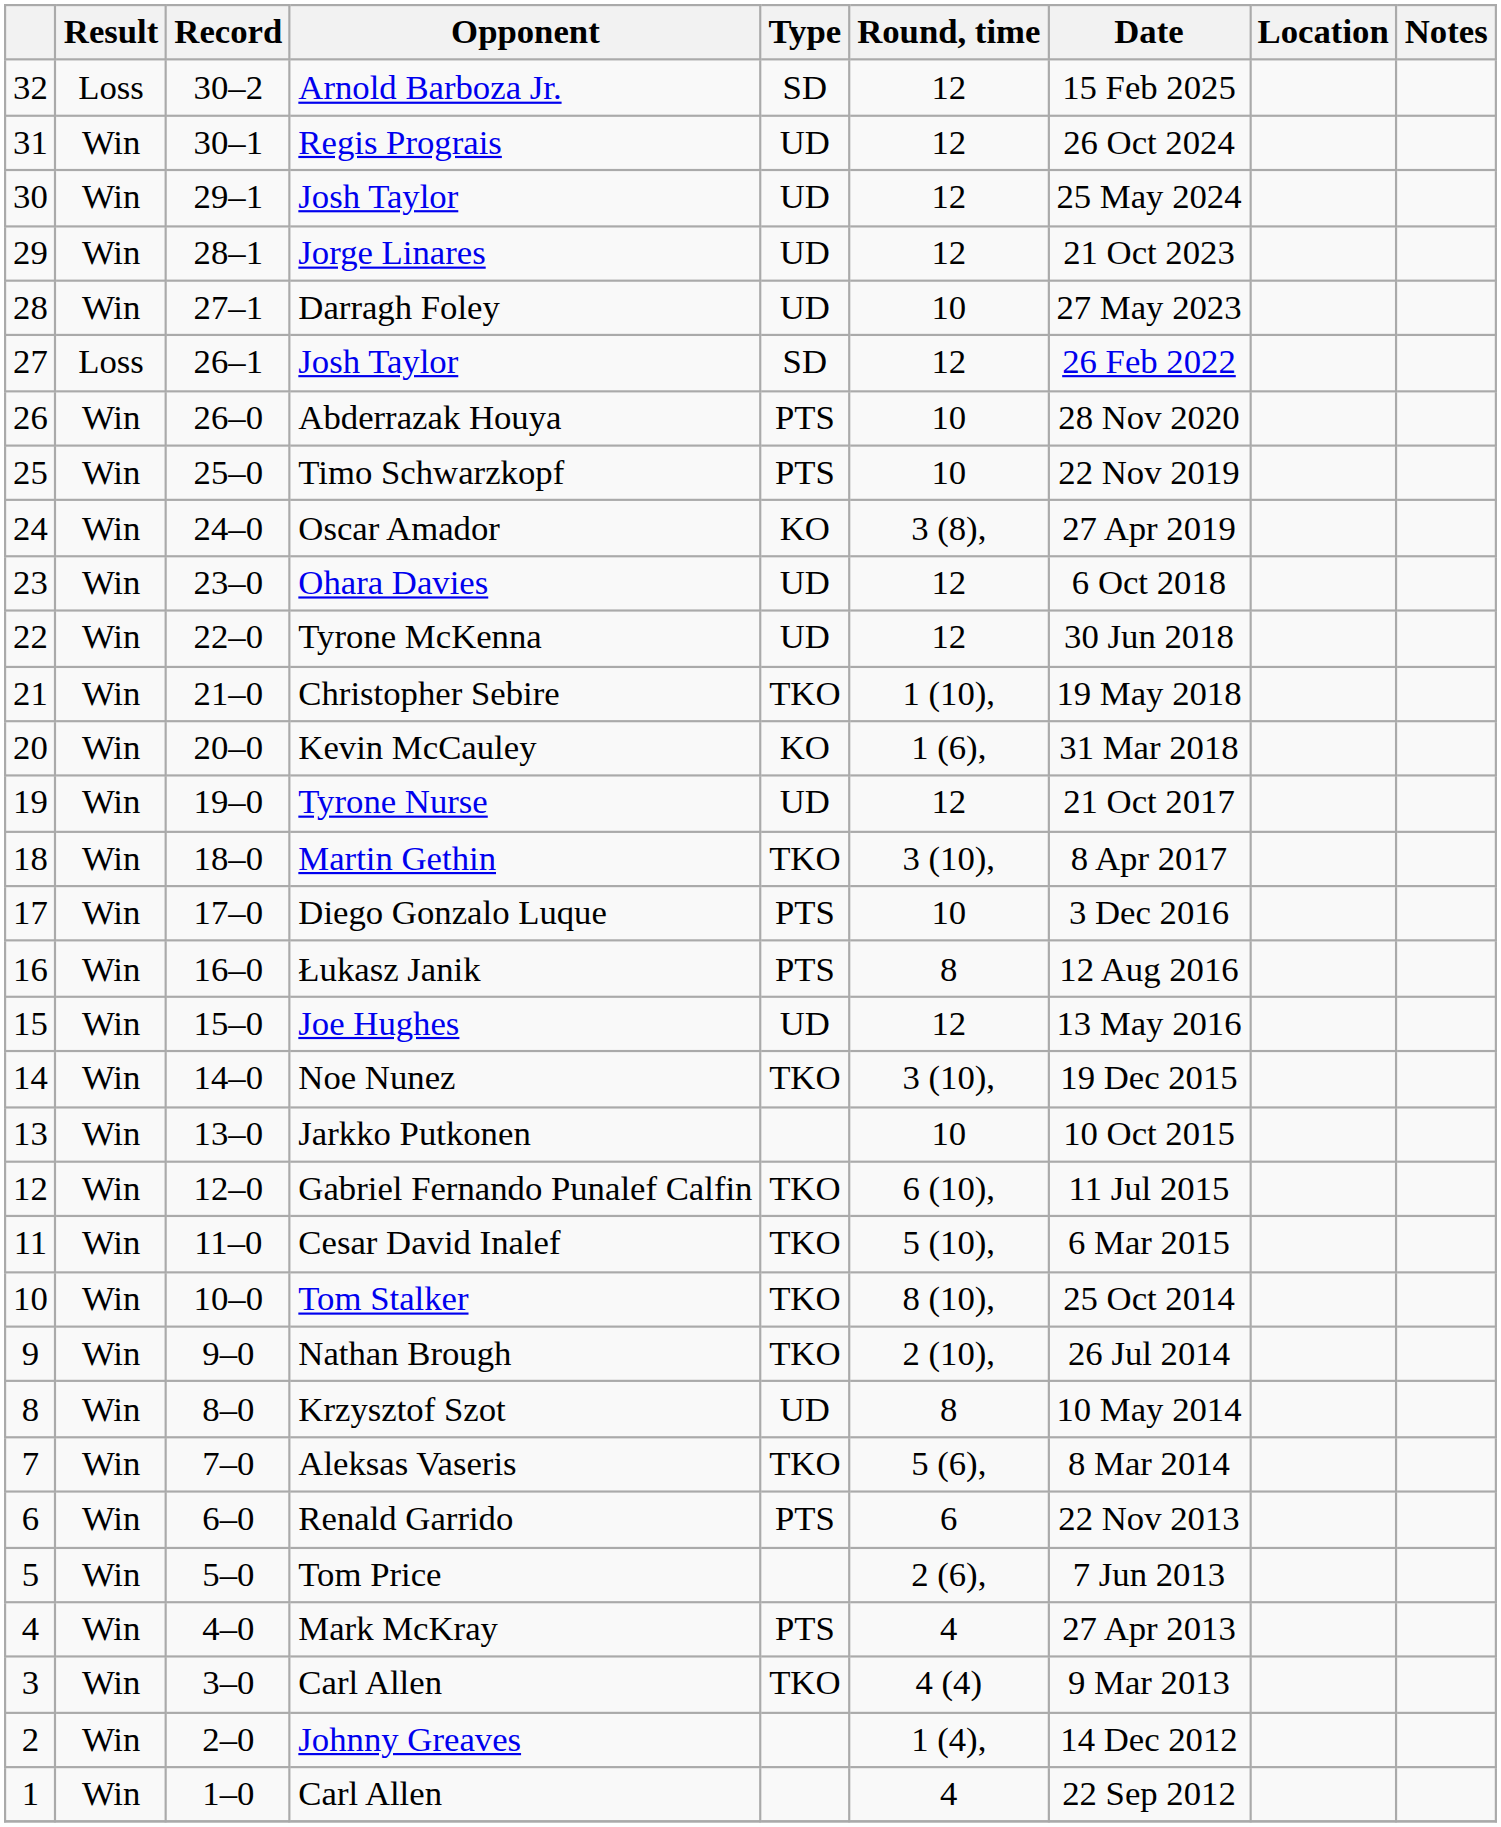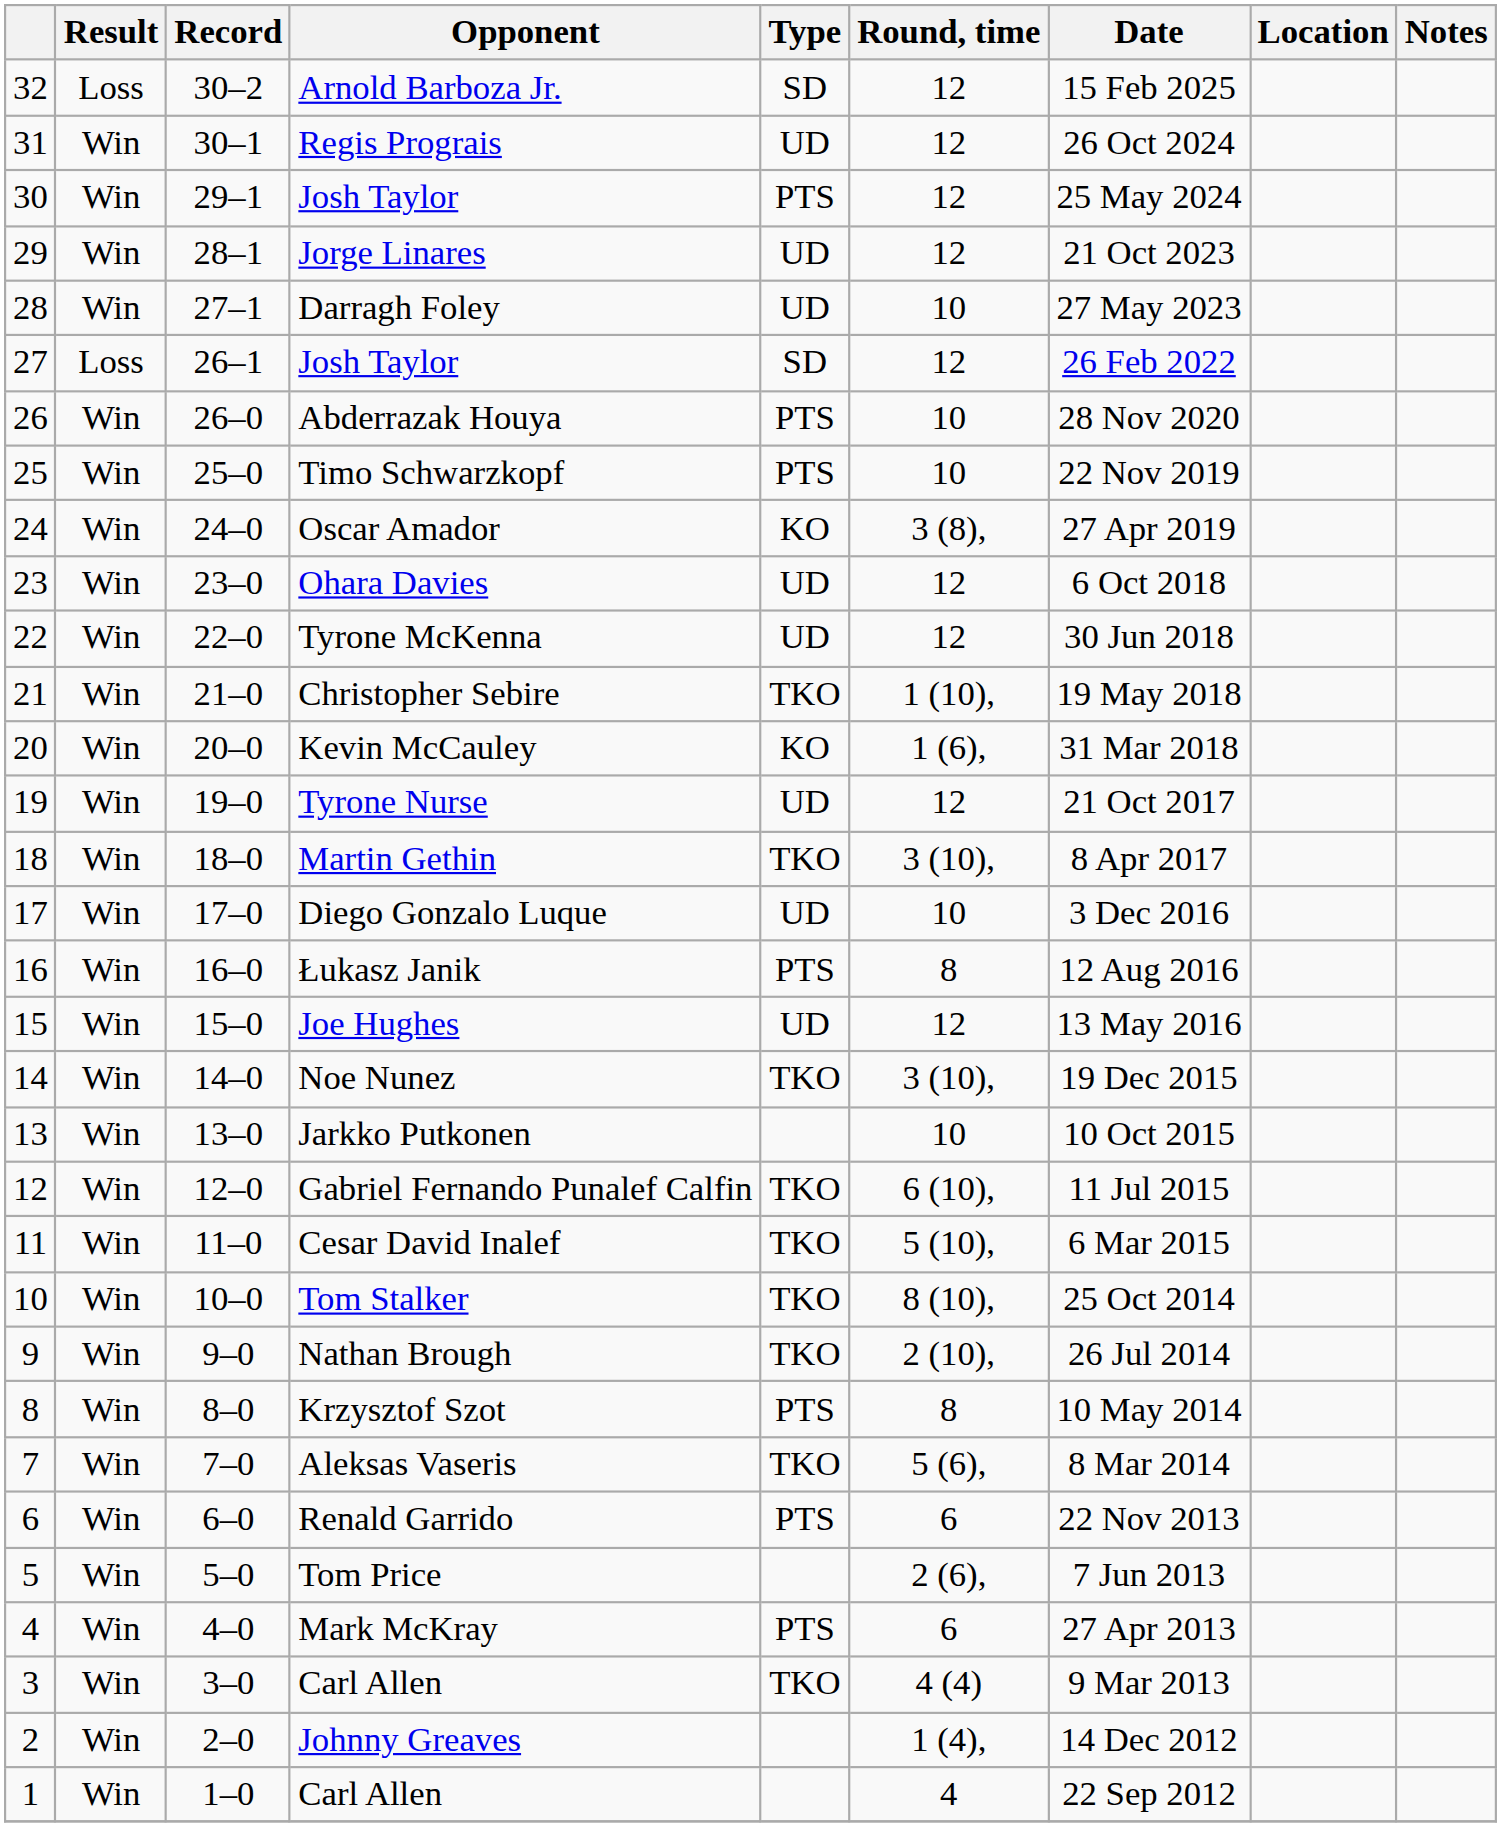(805, 197) UD -> (805, 197) PTS
(805, 913) PTS -> (805, 913) UD
(805, 1408) UD -> (805, 1408) PTS
(949, 1628) 4 -> (949, 1628) 6
